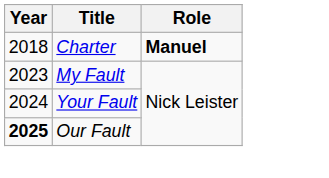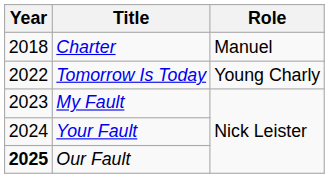(176, 46) bold -> (243, 46) normal
+ row: (131, 74)
